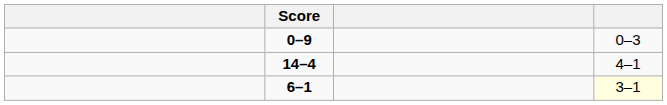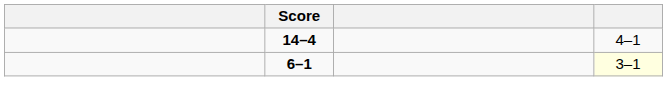- row: (299, 40)
